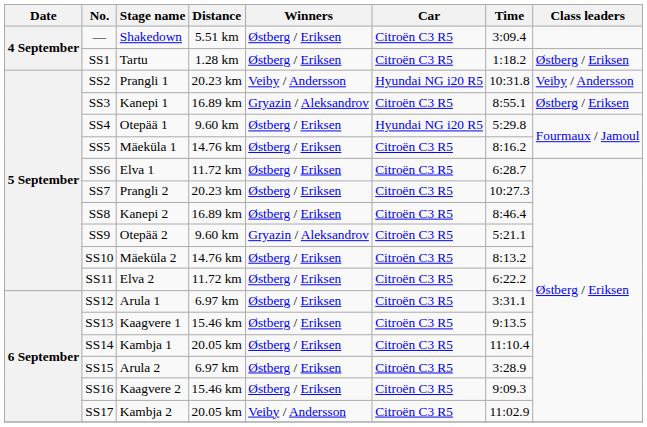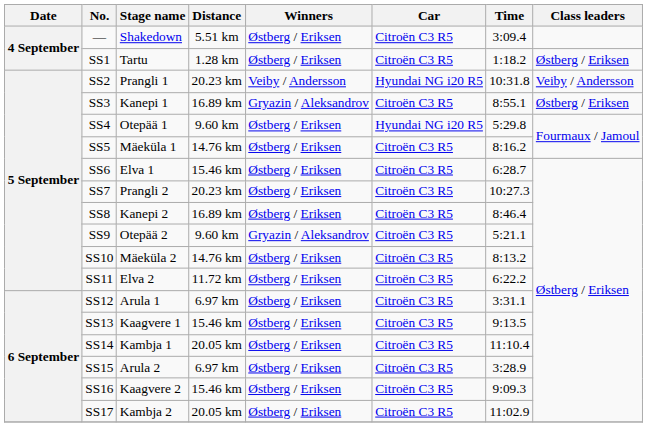(217, 169) 11.72 km -> (217, 169) 15.46 km
(297, 410) Veiby / Andersson -> (295, 410) Østberg / Eriksen
